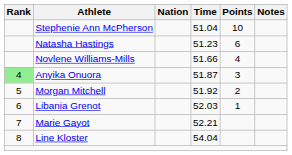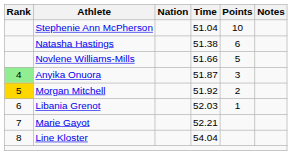(205, 43) 51.23 -> (205, 43) 51.38
(237, 59) 4 -> (237, 59) 5
(19, 91) no background -> (19, 91) gold background
